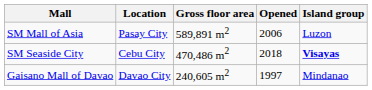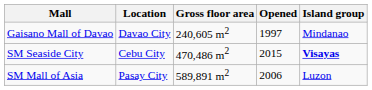rows swapped: (45, 33) <-> (60, 75)
(271, 54) 2018 -> (271, 54) 2015
